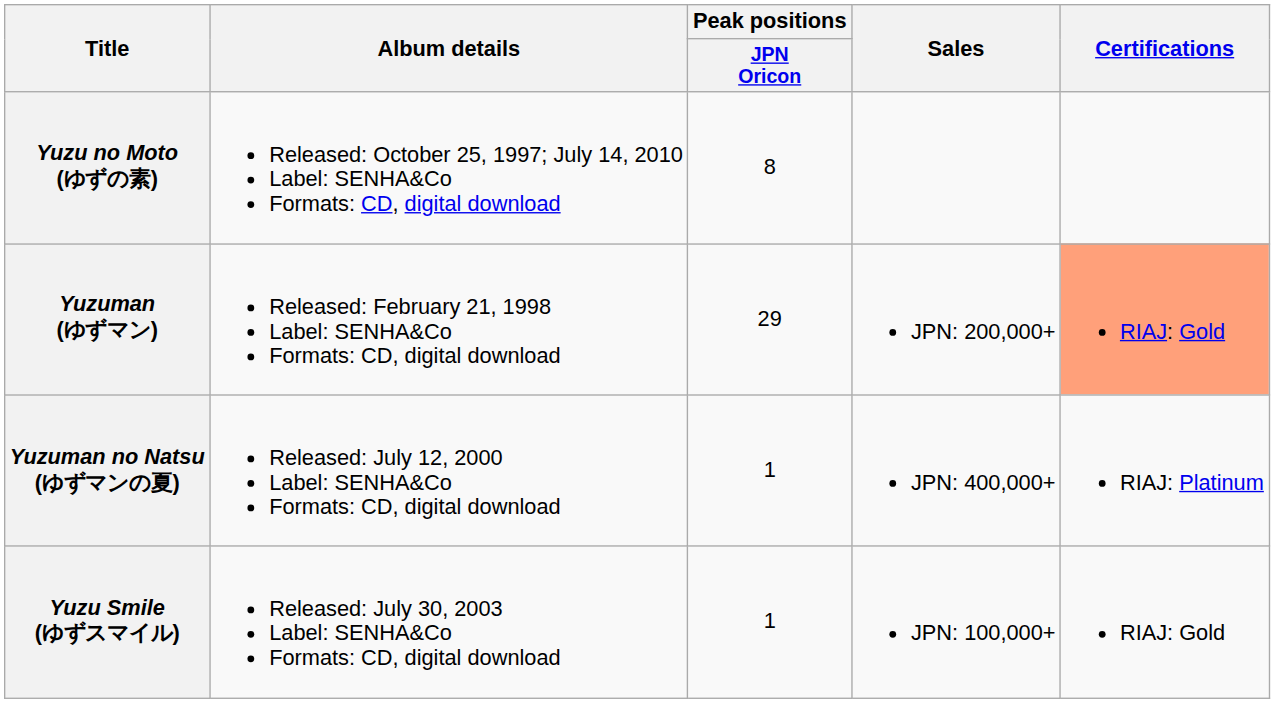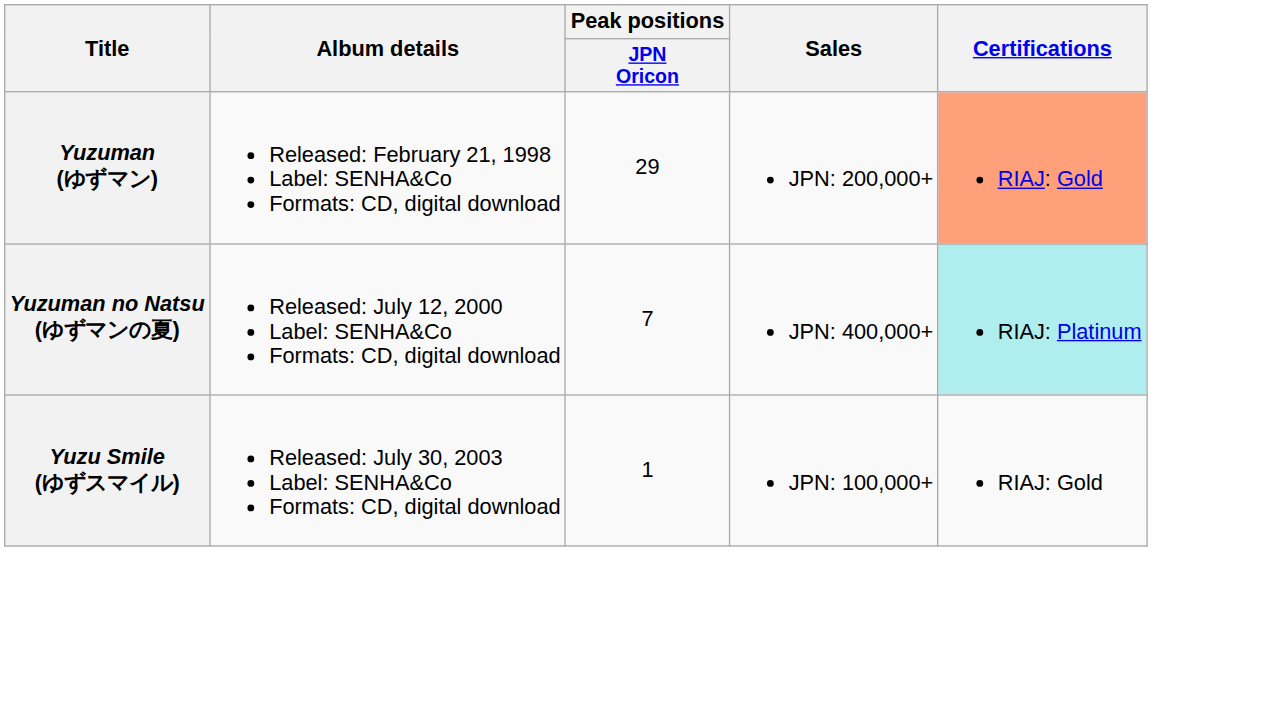- row: (107, 166)
(770, 470) 1 -> (647, 318) 7
(1165, 483) no background -> (1042, 331) paleturquoise background
